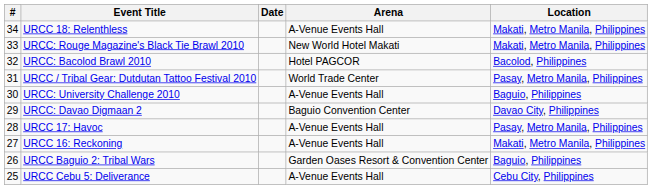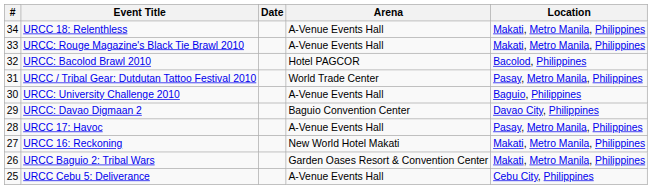(344, 46) New World Hotel Makati -> (336, 46) A-Venue Events Hall
(336, 144) A-Venue Events Hall -> (344, 144) New World Hotel Makati
(537, 160) Baguio, Philippines -> (569, 160) Makati, Metro Manila, Philippines
